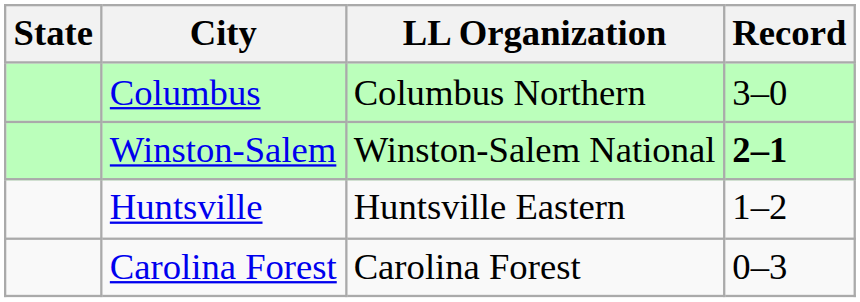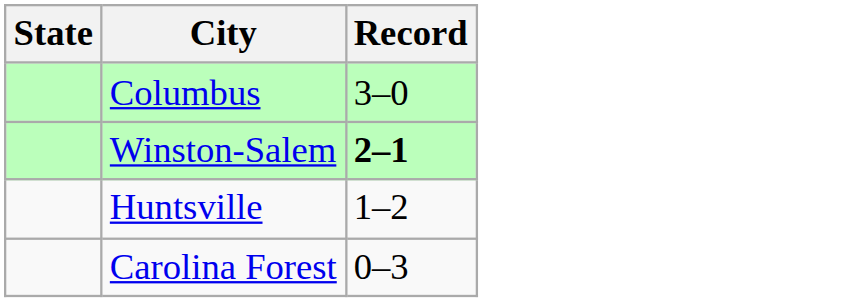- column: (535, 33)
